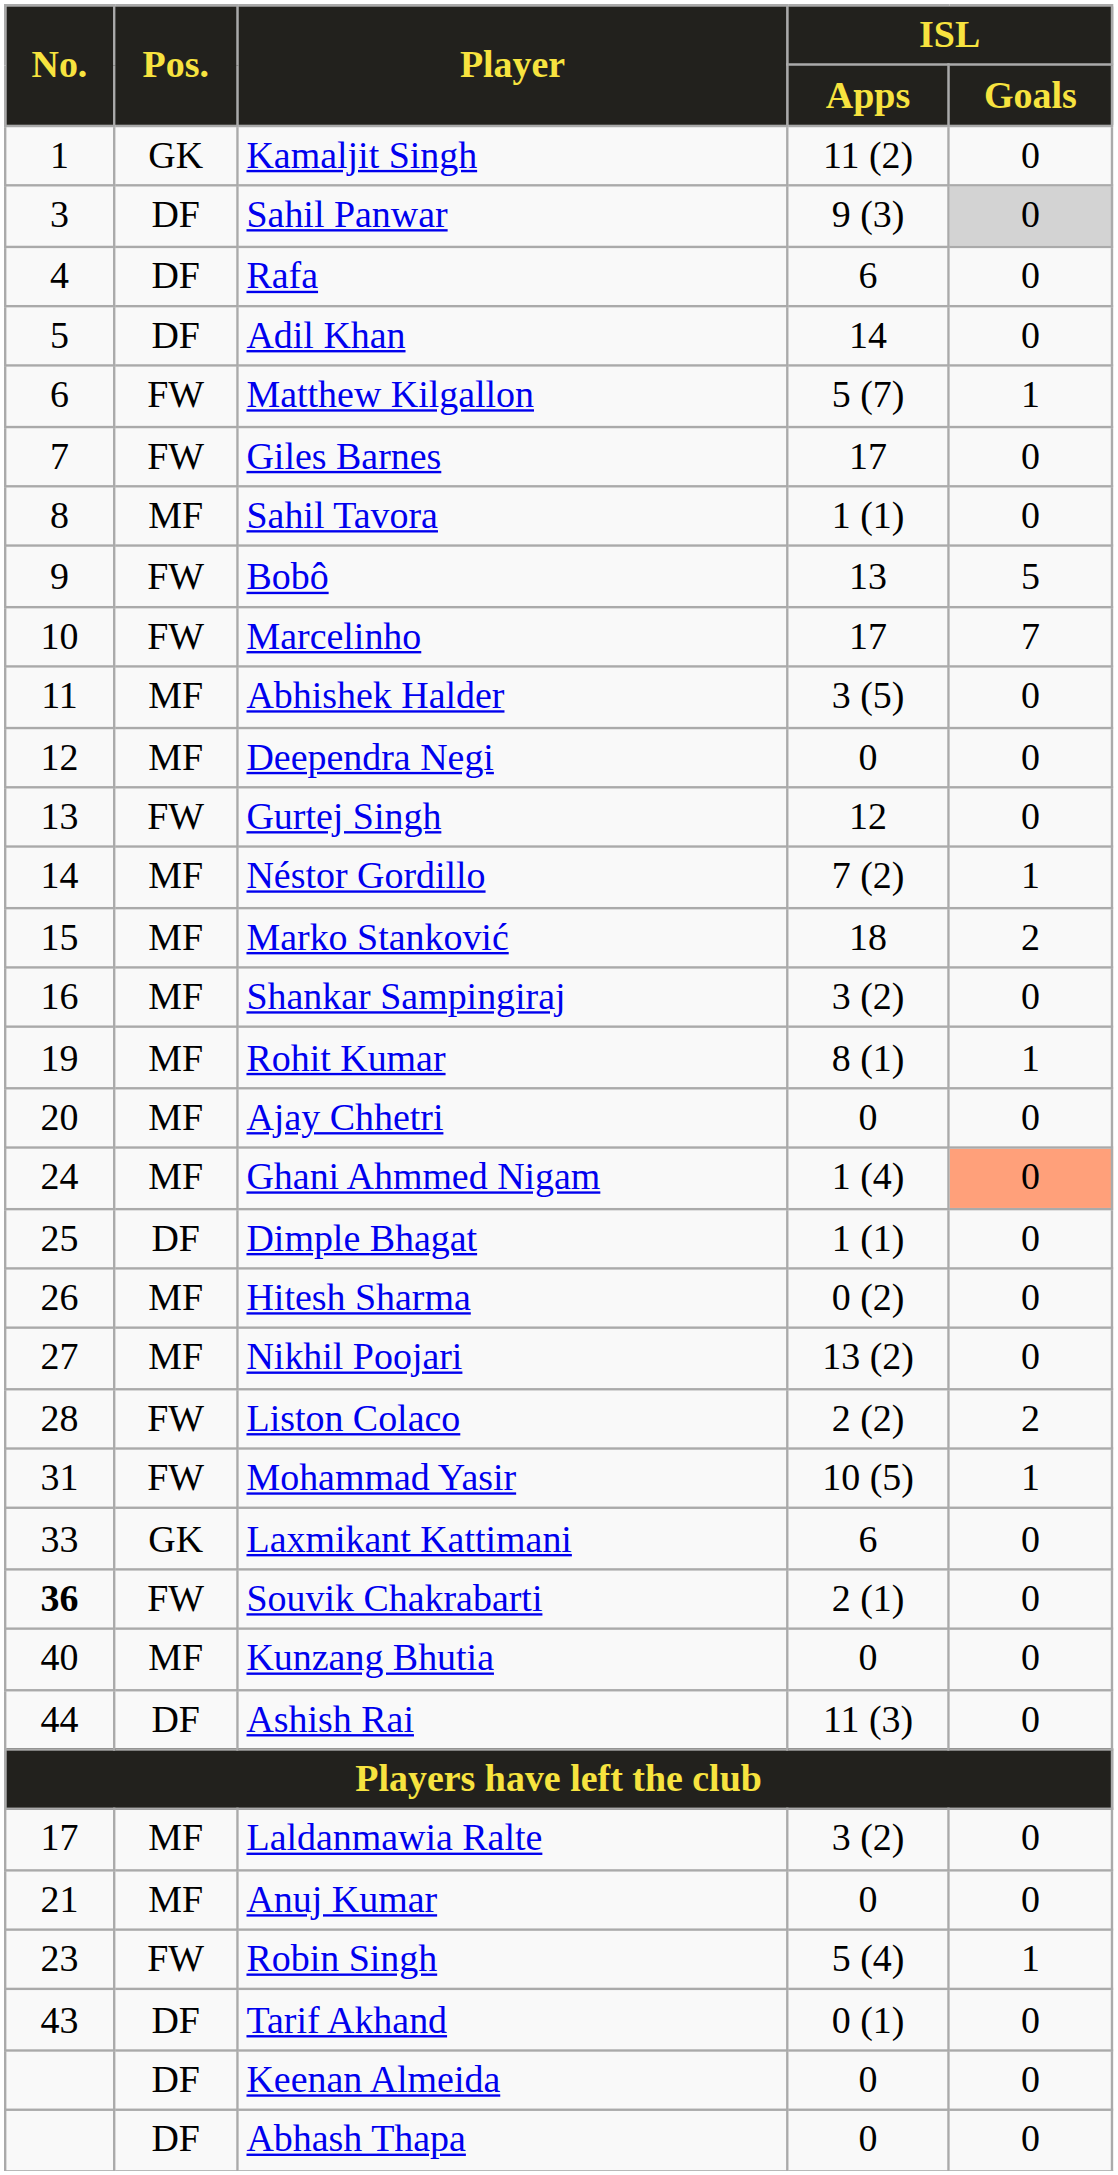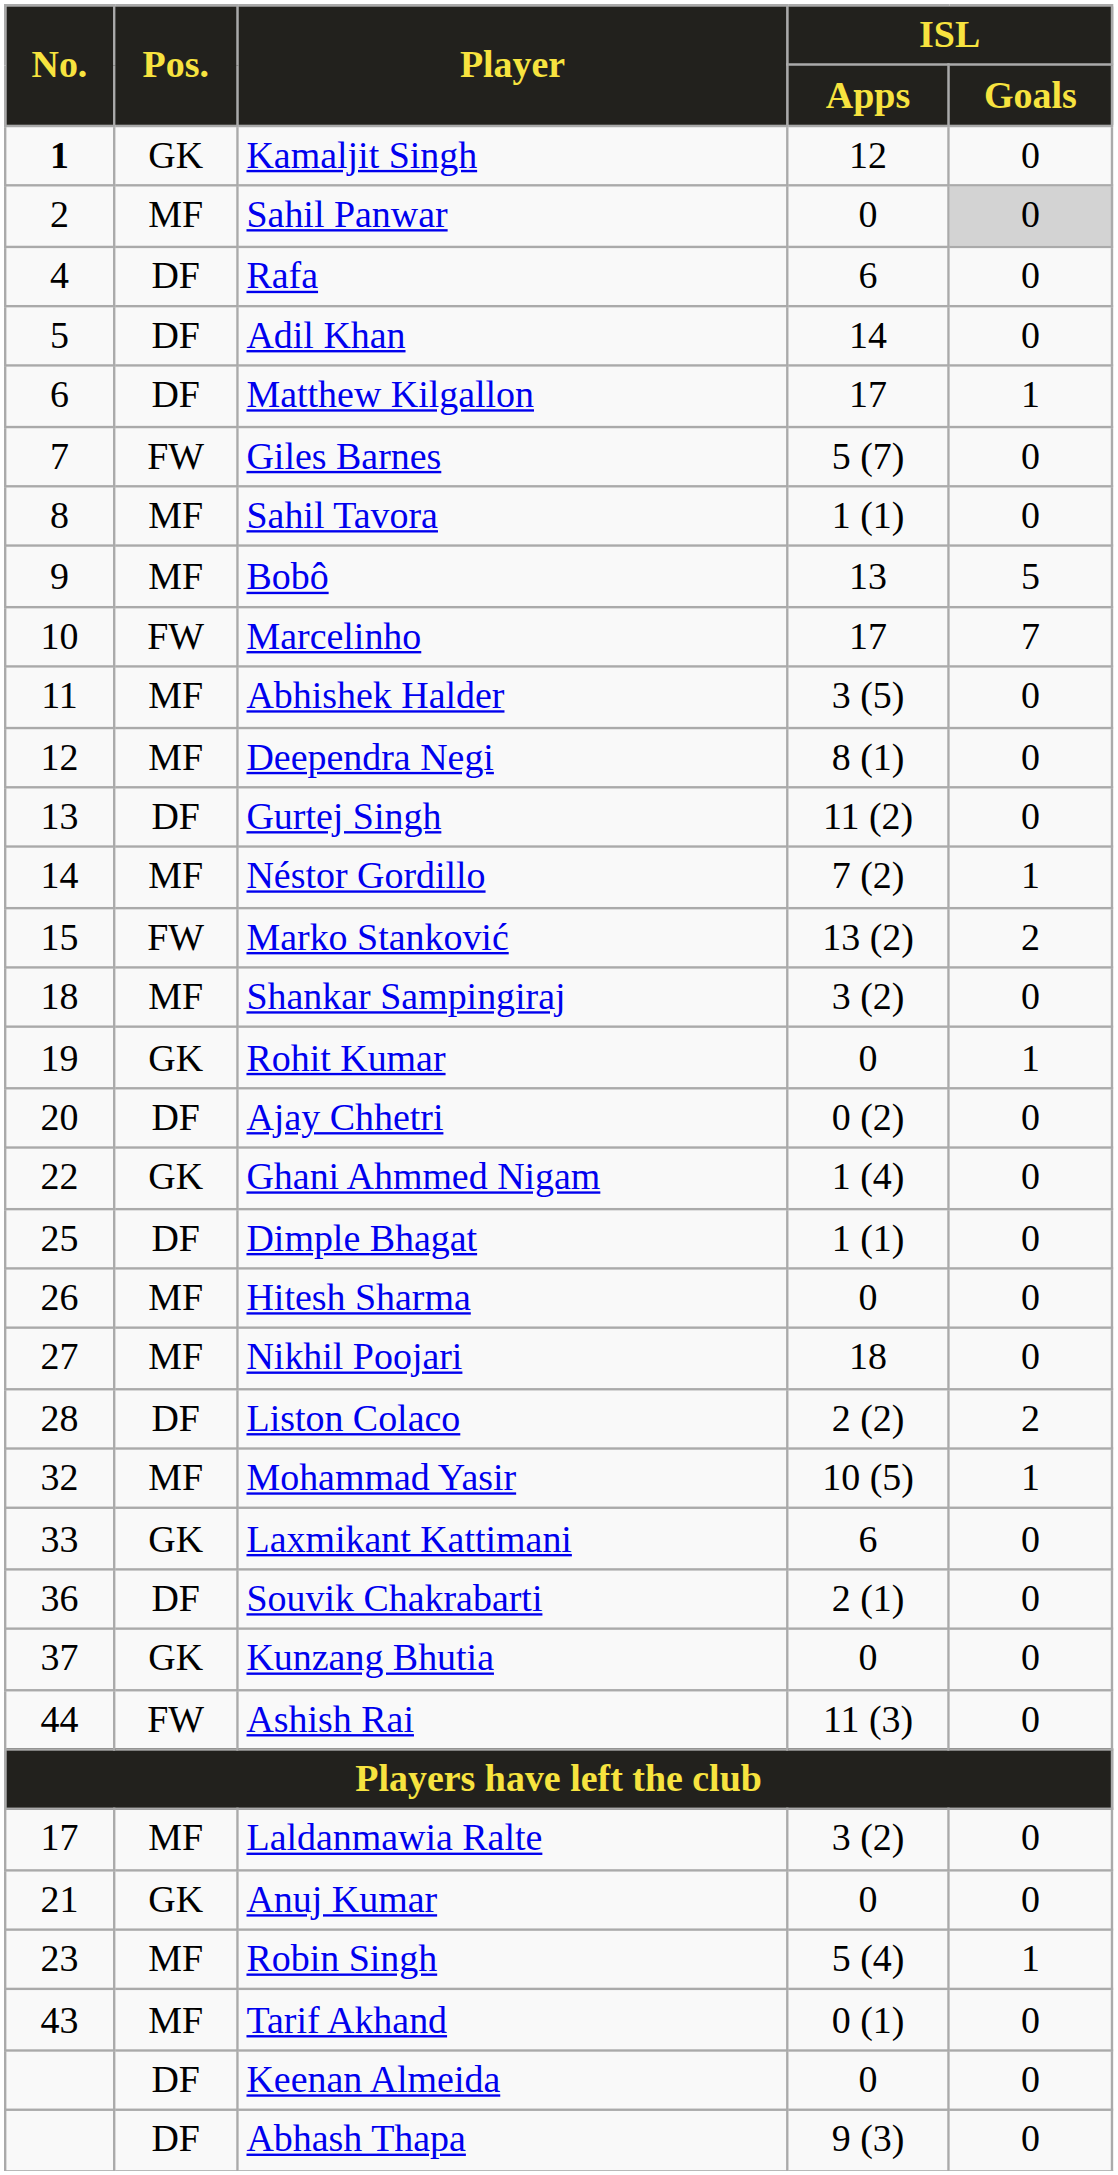(59, 154) normal -> (59, 154) bold
(868, 154) 11 (2) -> (868, 154) 12
(59, 214) 3 -> (59, 214) 2
(176, 214) DF -> (176, 214) MF
(868, 214) 9 (3) -> (868, 214) 0
(176, 395) FW -> (176, 395) DF
(868, 395) 5 (7) -> (868, 395) 17
(868, 455) 17 -> (868, 455) 5 (7)
(176, 575) FW -> (176, 575) MF
(868, 756) 0 -> (868, 756) 8 (1)
(176, 816) FW -> (176, 816) DF
(868, 816) 12 -> (868, 816) 11 (2)
(176, 936) MF -> (176, 936) FW
(868, 936) 18 -> (868, 936) 13 (2)
(59, 996) 16 -> (59, 996) 18
(176, 1056) MF -> (176, 1056) GK
(868, 1056) 8 (1) -> (868, 1056) 0
(176, 1117) MF -> (176, 1117) DF
(868, 1117) 0 -> (868, 1117) 0 (2)
(59, 1177) 24 -> (59, 1177) 22
(176, 1177) MF -> (176, 1177) GK
(1030, 1177) lightsalmon background -> (1030, 1177) no background
(868, 1297) 0 (2) -> (868, 1297) 0
(868, 1357) 13 (2) -> (868, 1357) 18
(176, 1417) FW -> (176, 1417) DF
(59, 1477) 31 -> (59, 1477) 32
(176, 1477) FW -> (176, 1477) MF
(59, 1598) bold -> (59, 1598) normal
(176, 1598) FW -> (176, 1598) DF
(59, 1658) 40 -> (59, 1658) 37
(176, 1658) MF -> (176, 1658) GK
(176, 1718) DF -> (176, 1718) FW
(176, 1898) MF -> (176, 1898) GK
(176, 1959) FW -> (176, 1959) MF
(176, 2019) DF -> (176, 2019) MF
(868, 2139) 0 -> (868, 2139) 9 (3)
